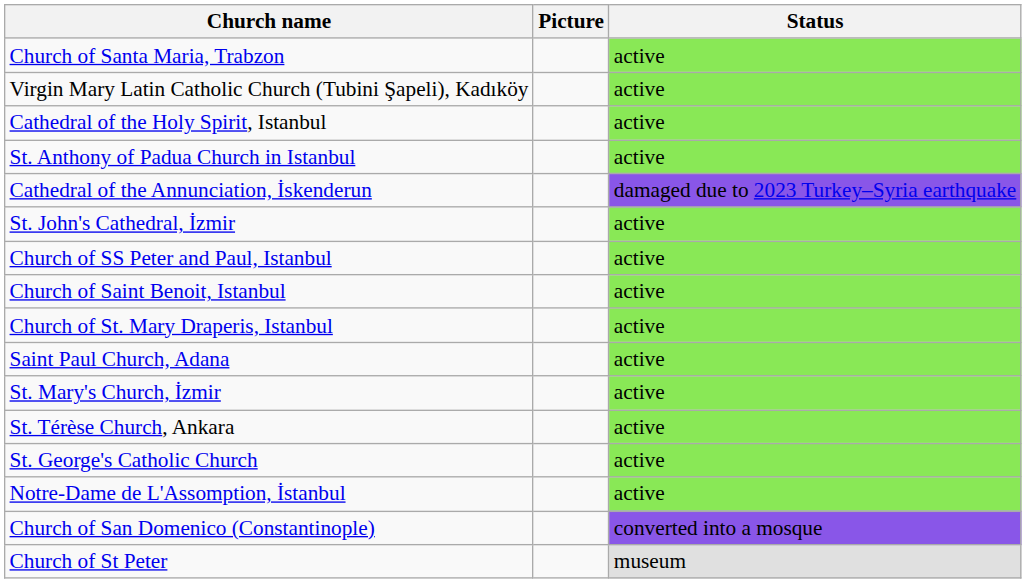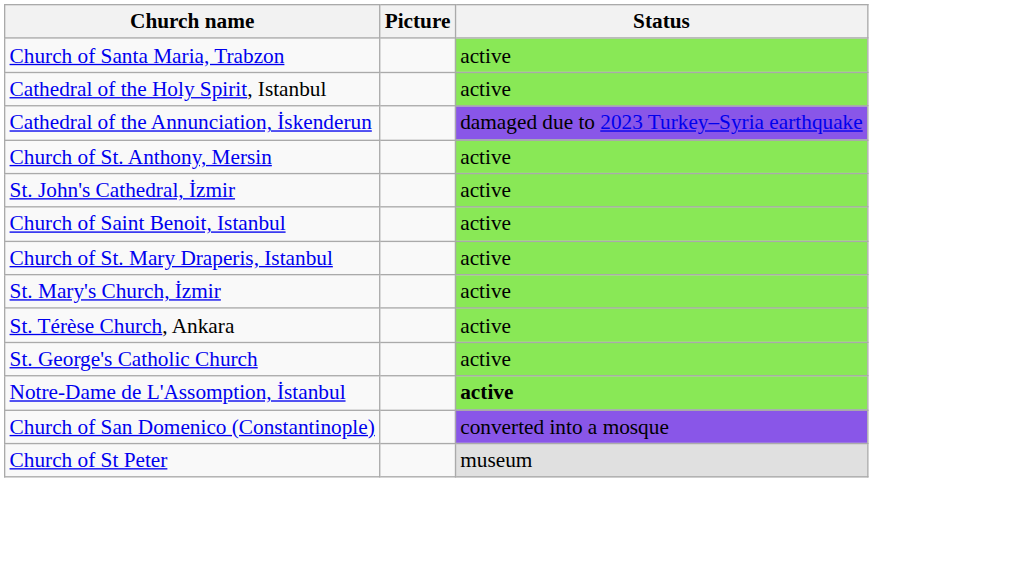- row: (269, 88)
- row: (182, 156)
+ row: (141, 156)
- row: (171, 257)
- row: (120, 358)
(639, 493) normal -> (487, 392) bold
